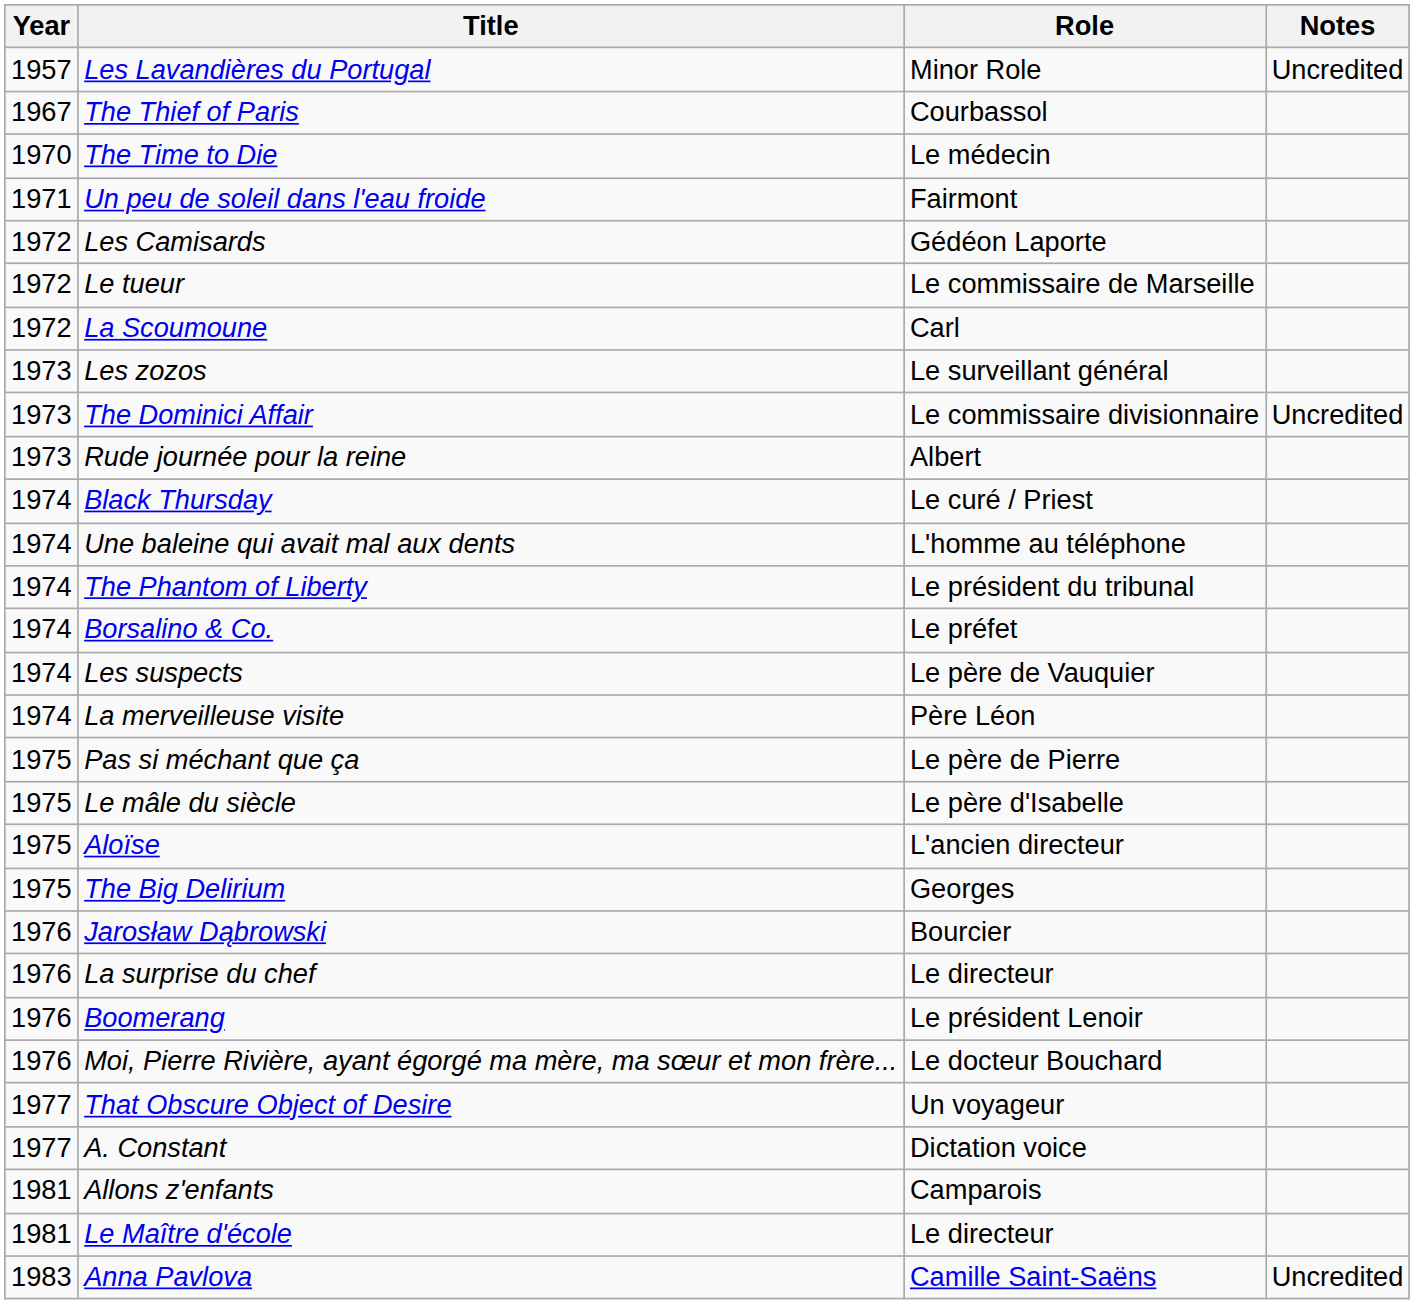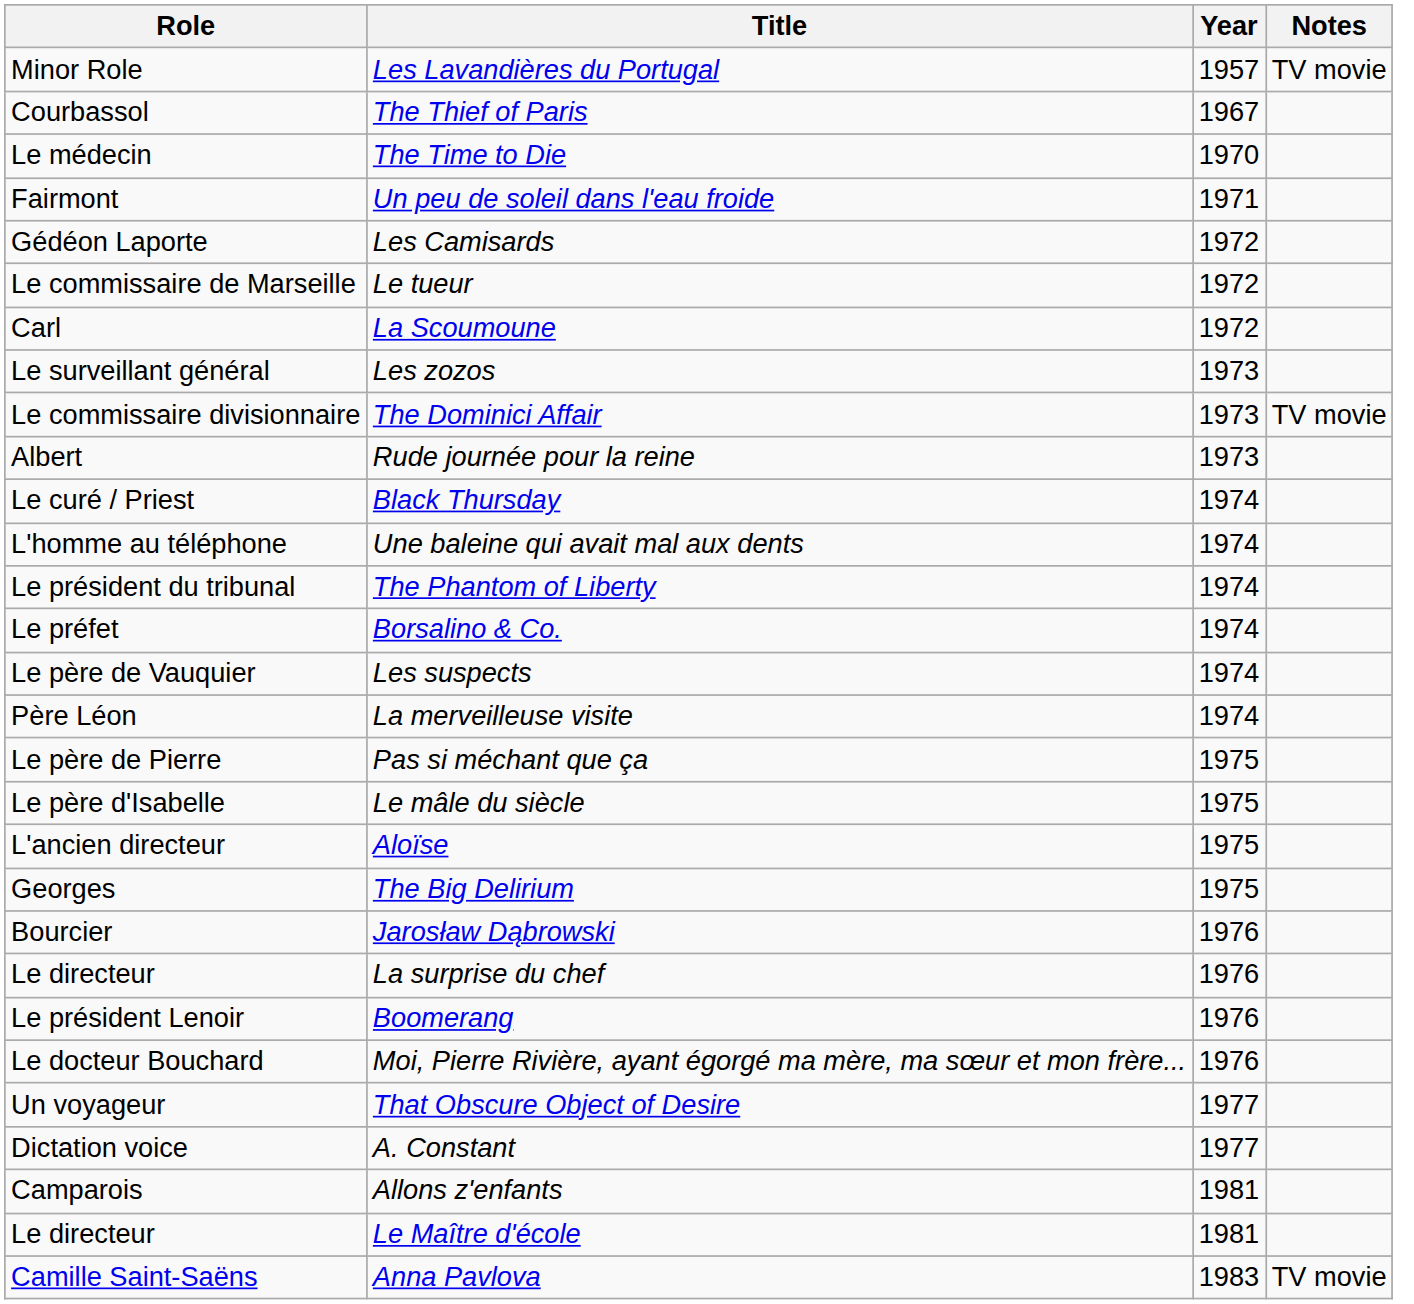columns swapped: (41, 26) <-> (1085, 26)
(1337, 69) Uncredited -> (1329, 69) TV movie
(1337, 414) Uncredited -> (1329, 414) TV movie
(1337, 1277) Uncredited -> (1329, 1277) TV movie
